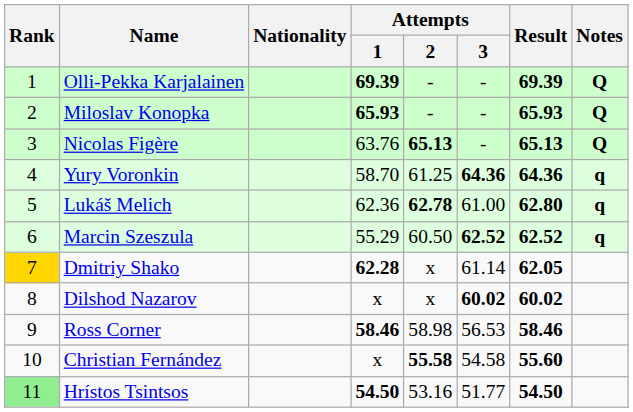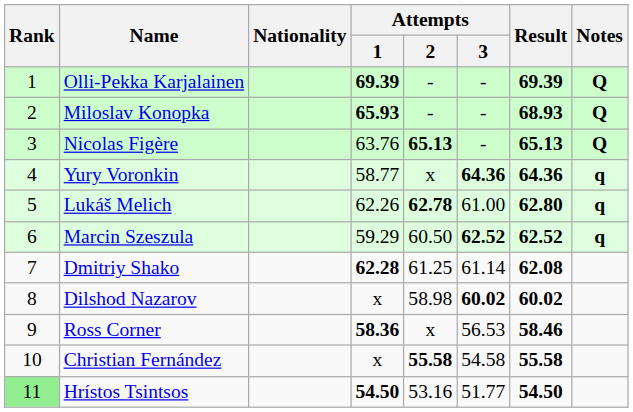(541, 112) 65.93 -> (541, 112) 68.93
(377, 174) 58.70 -> (377, 174) 58.77
(430, 174) 61.25 -> (430, 174) x
(377, 205) 62.36 -> (377, 205) 62.26
(377, 236) 55.29 -> (377, 236) 59.29
(32, 267) gold background -> (32, 267) no background
(430, 267) x -> (430, 267) 61.25
(541, 267) 62.05 -> (541, 267) 62.08
(430, 298) x -> (430, 298) 58.98
(377, 329) 58.46 -> (377, 329) 58.36
(430, 329) 58.98 -> (430, 329) x
(541, 360) 55.60 -> (541, 360) 55.58
